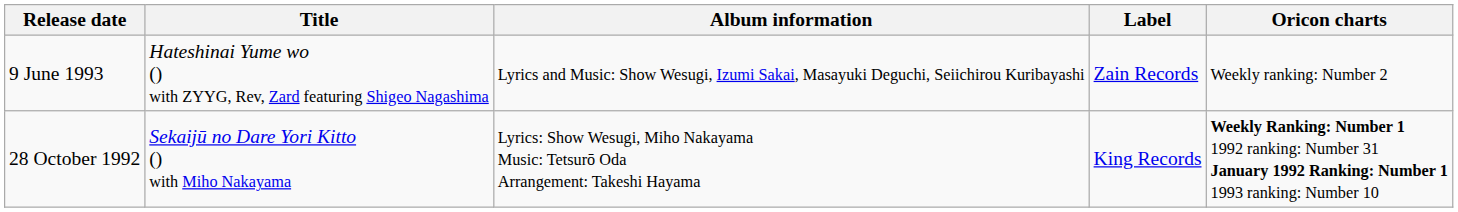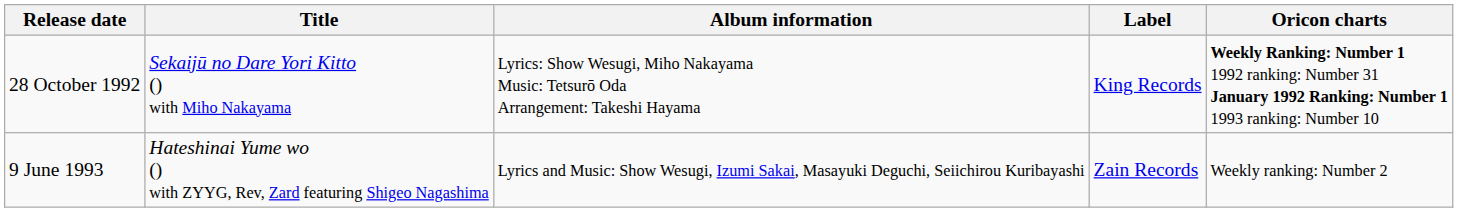rows swapped: (75, 158) <-> (56, 72)
